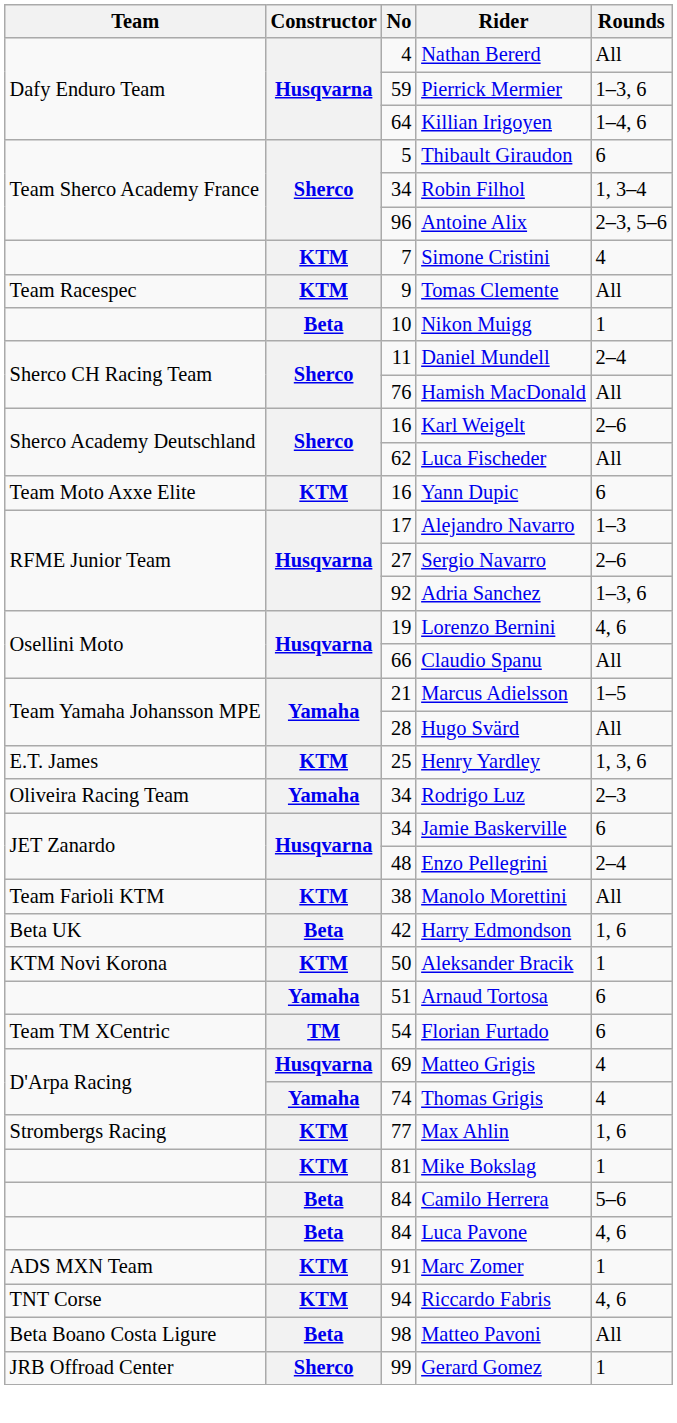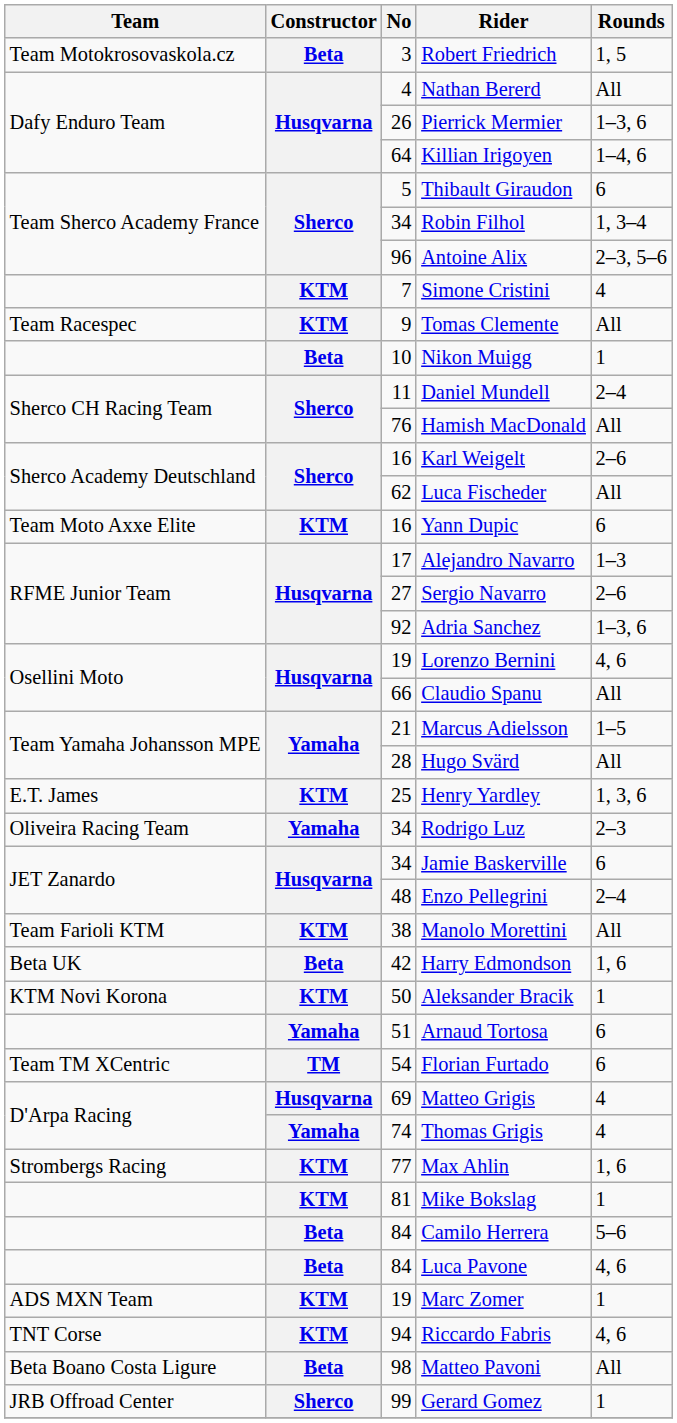+ row: (489, 54)
(401, 88) 59 -> (401, 121) 26
(401, 1266) 91 -> (401, 1299) 19
